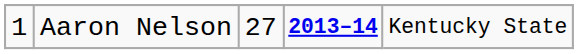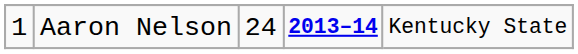(261, 27) 27 -> (261, 27) 24
